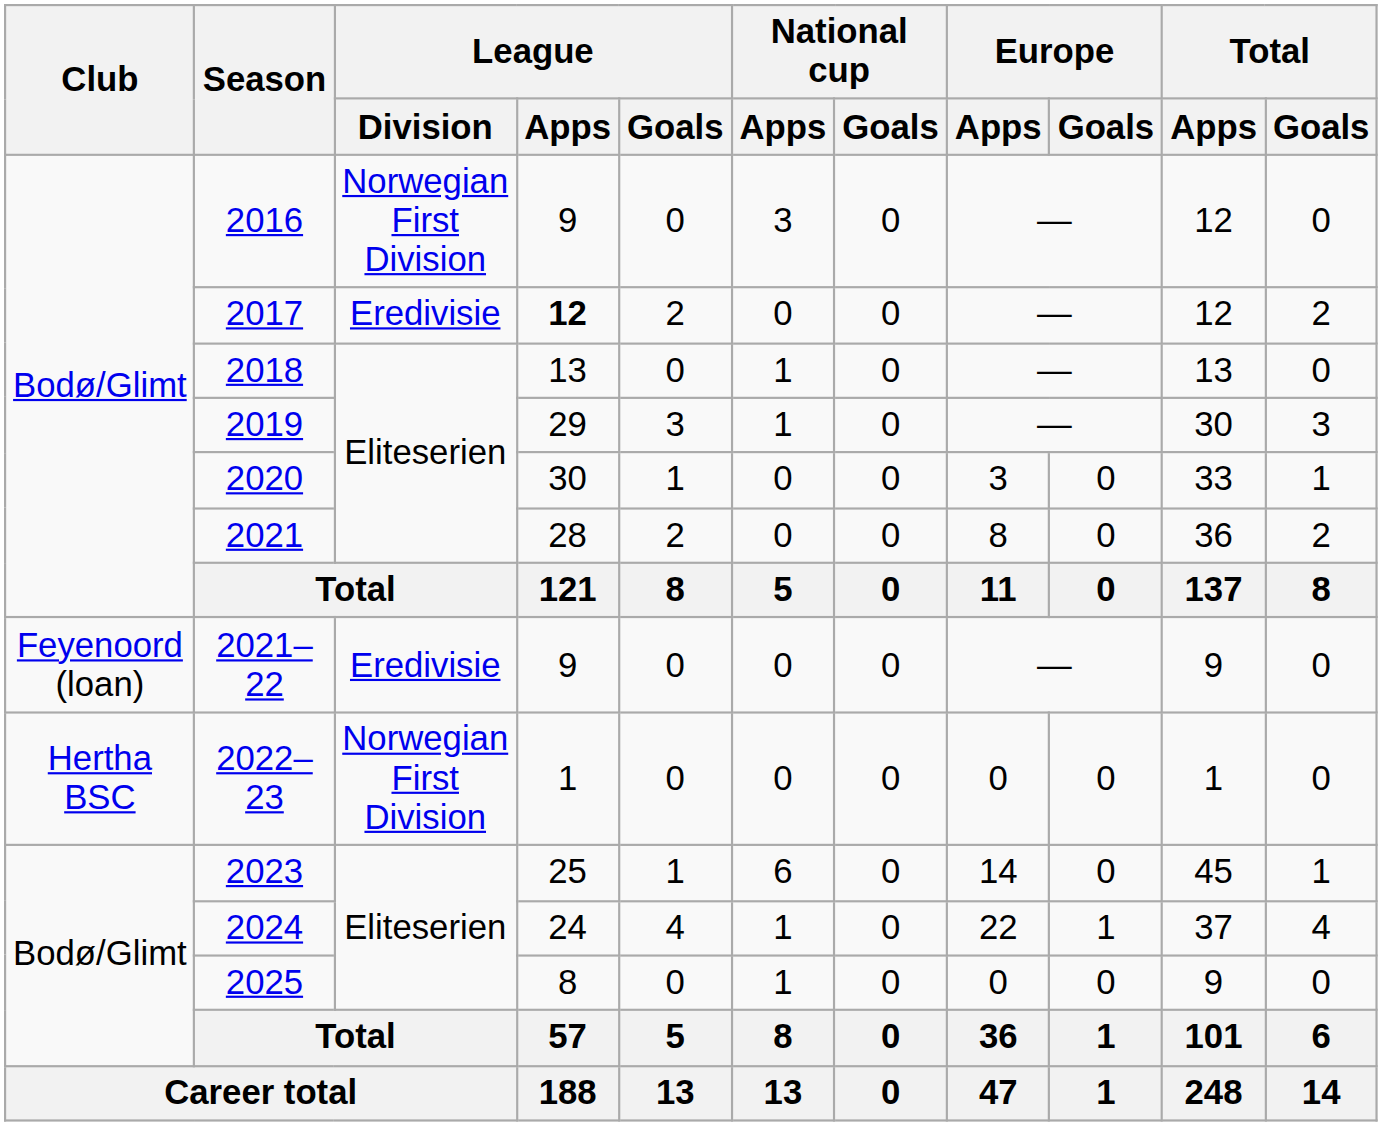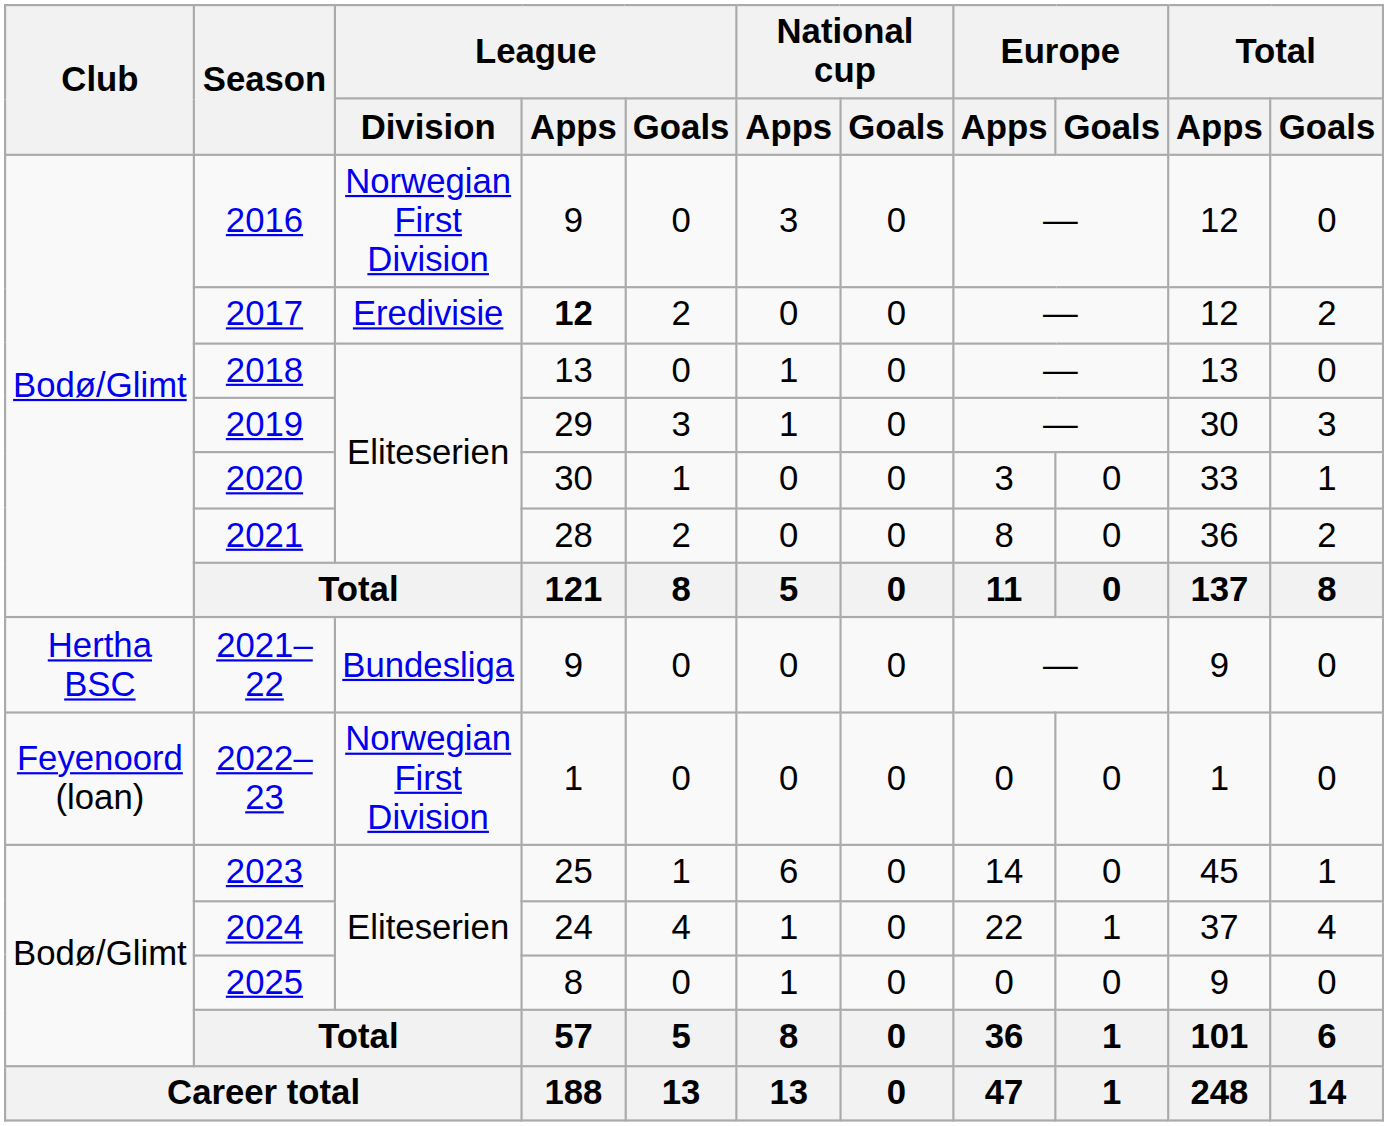(100, 664) Feyenoord (loan) -> (100, 664) Hertha BSC
(425, 664) Eredivisie -> (428, 664) Bundesliga
(100, 777) Hertha BSC -> (100, 777) Feyenoord (loan)
